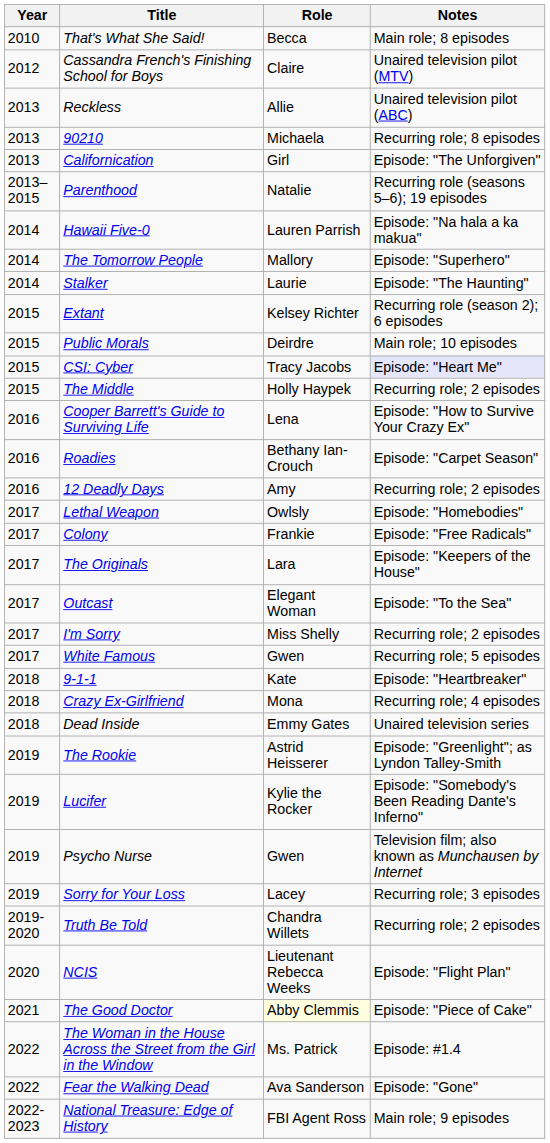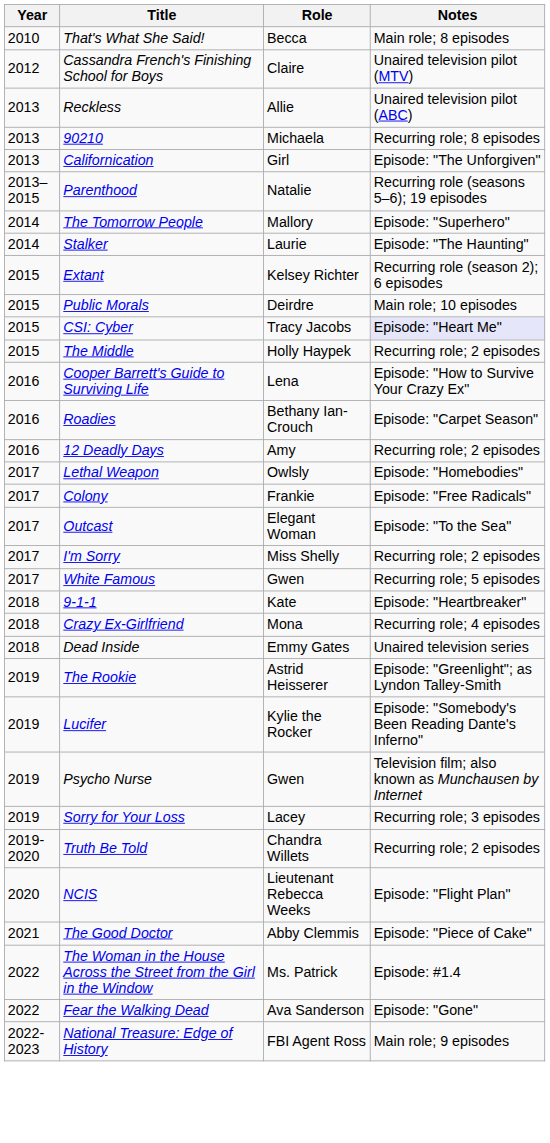- row: (106, 229)
- row: (106, 565)
(313, 1010) lightyellow background -> (313, 933) no background
